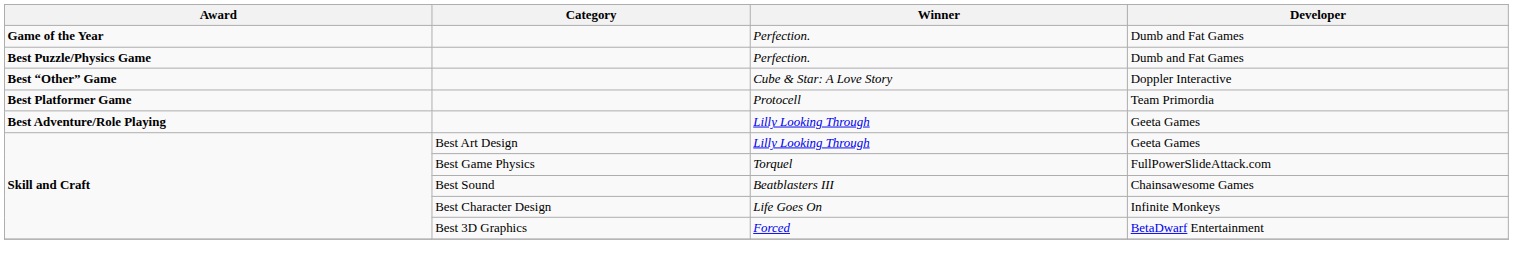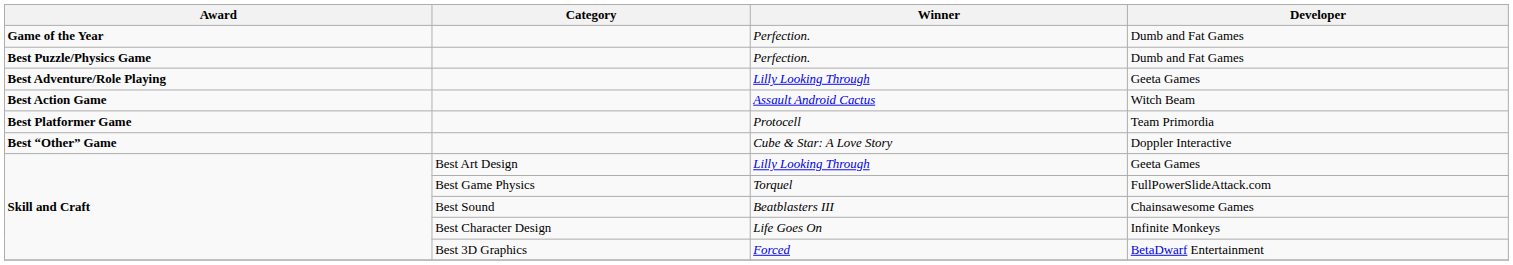rows swapped: (87, 121) <-> (62, 78)
+ row: (57, 100)
